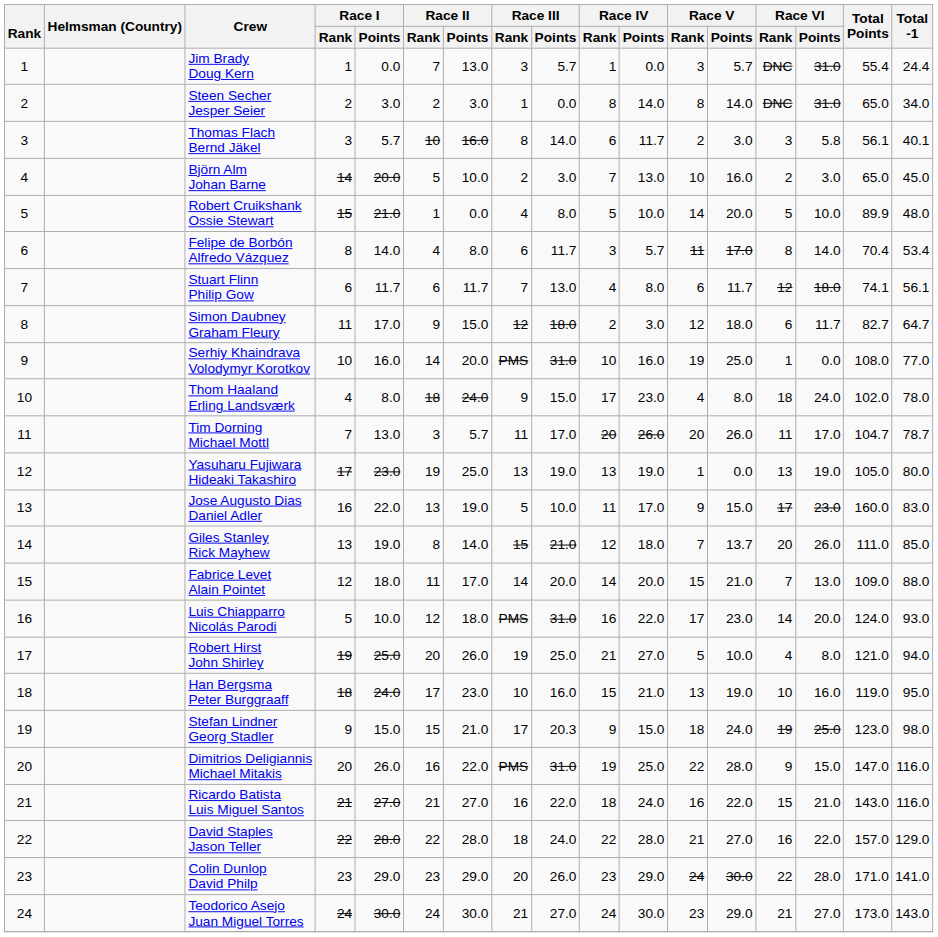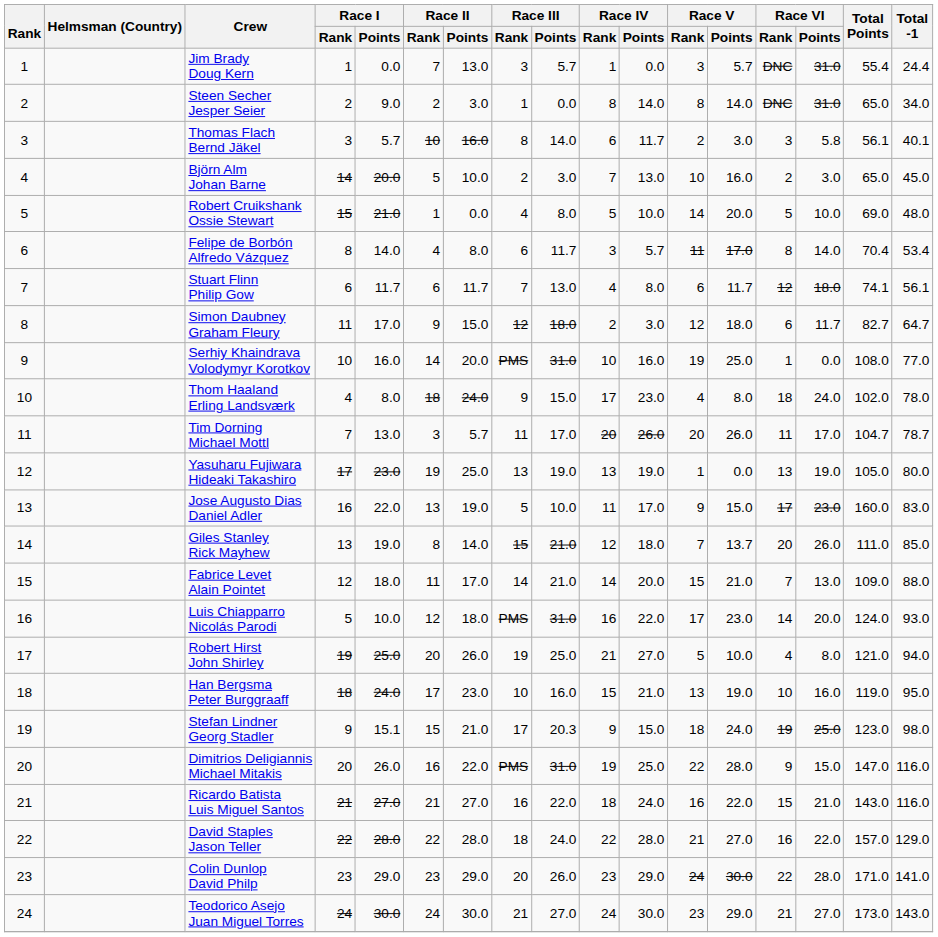(391, 103) 3.0 -> (391, 103) 9.0
(875, 214) 89.9 -> (875, 214) 69.0
(563, 582) 20.0 -> (563, 582) 21.0
(387, 729) 15.0 -> (387, 729) 15.1
